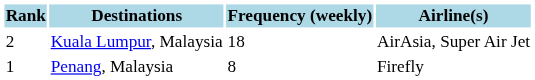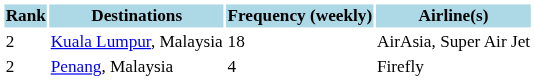(10, 66) 1 -> (10, 66) 2
(232, 66) 8 -> (232, 66) 4
